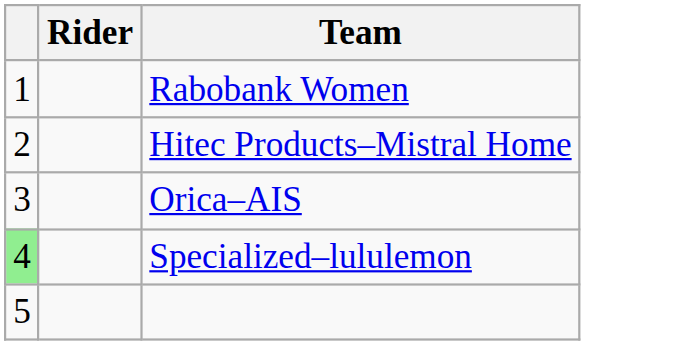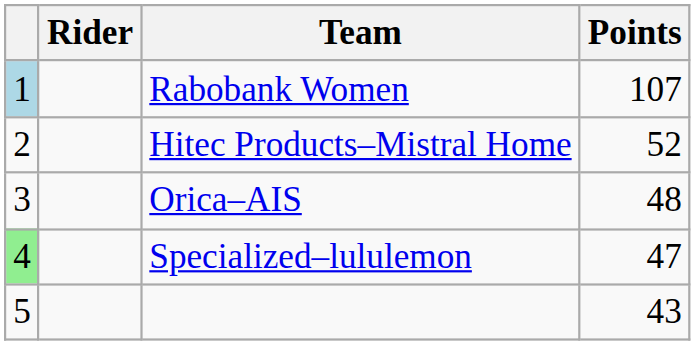+ column: (635, 32)
(22, 88) no background -> (22, 88) lightblue background
